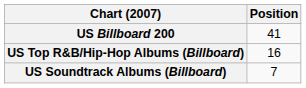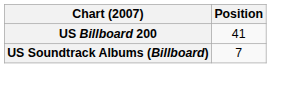- row: (126, 53)
